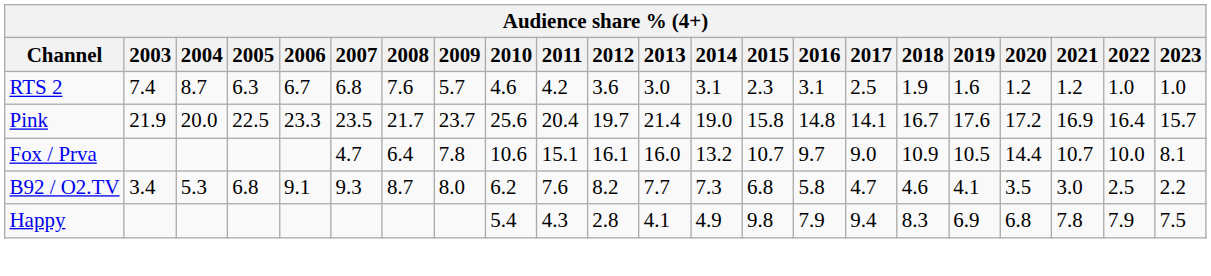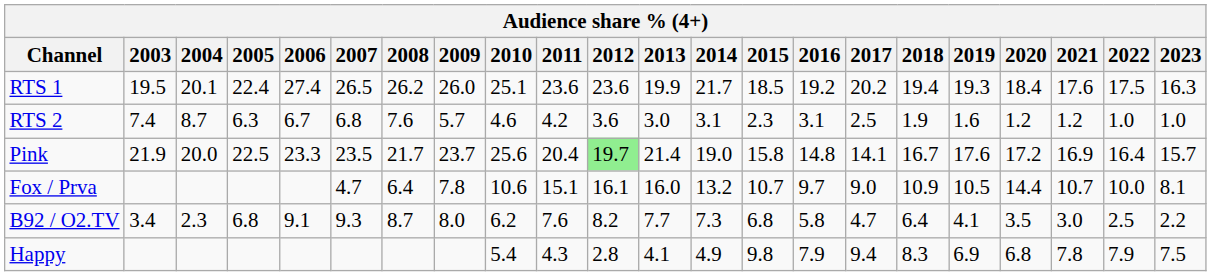+ row: (36, 87)
(611, 120) no background -> (611, 154) lightgreen background
(194, 187) 5.3 -> (194, 220) 2.3
(915, 187) 4.6 -> (915, 220) 6.4
